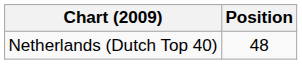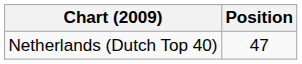(259, 45) 48 -> (259, 45) 47
